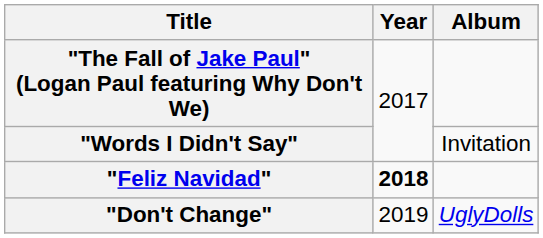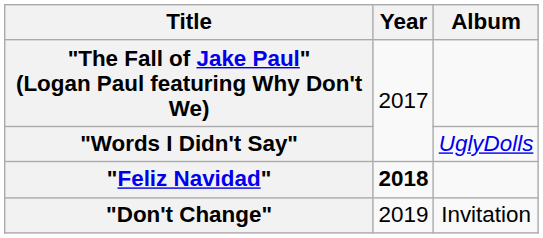(486, 143) Invitation -> (486, 143) UglyDolls
(486, 214) UglyDolls -> (486, 214) Invitation
